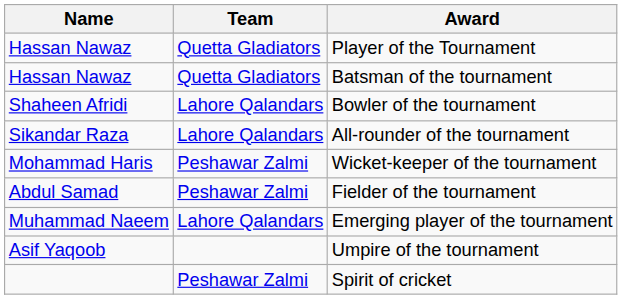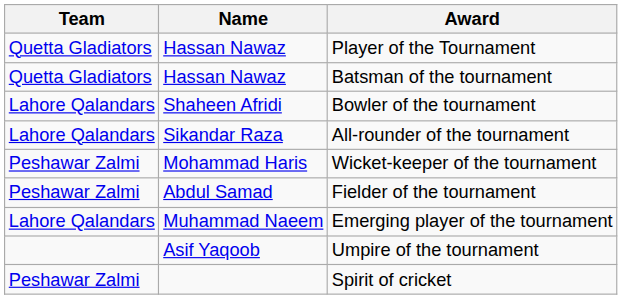columns swapped: (89, 18) <-> (250, 18)
